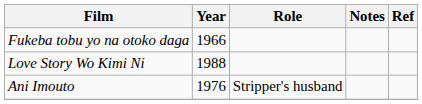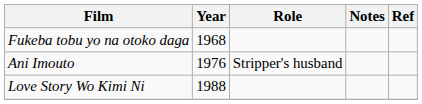(211, 39) 1966 -> (211, 39) 1968
rows swapped: (41, 87) <-> (76, 63)
